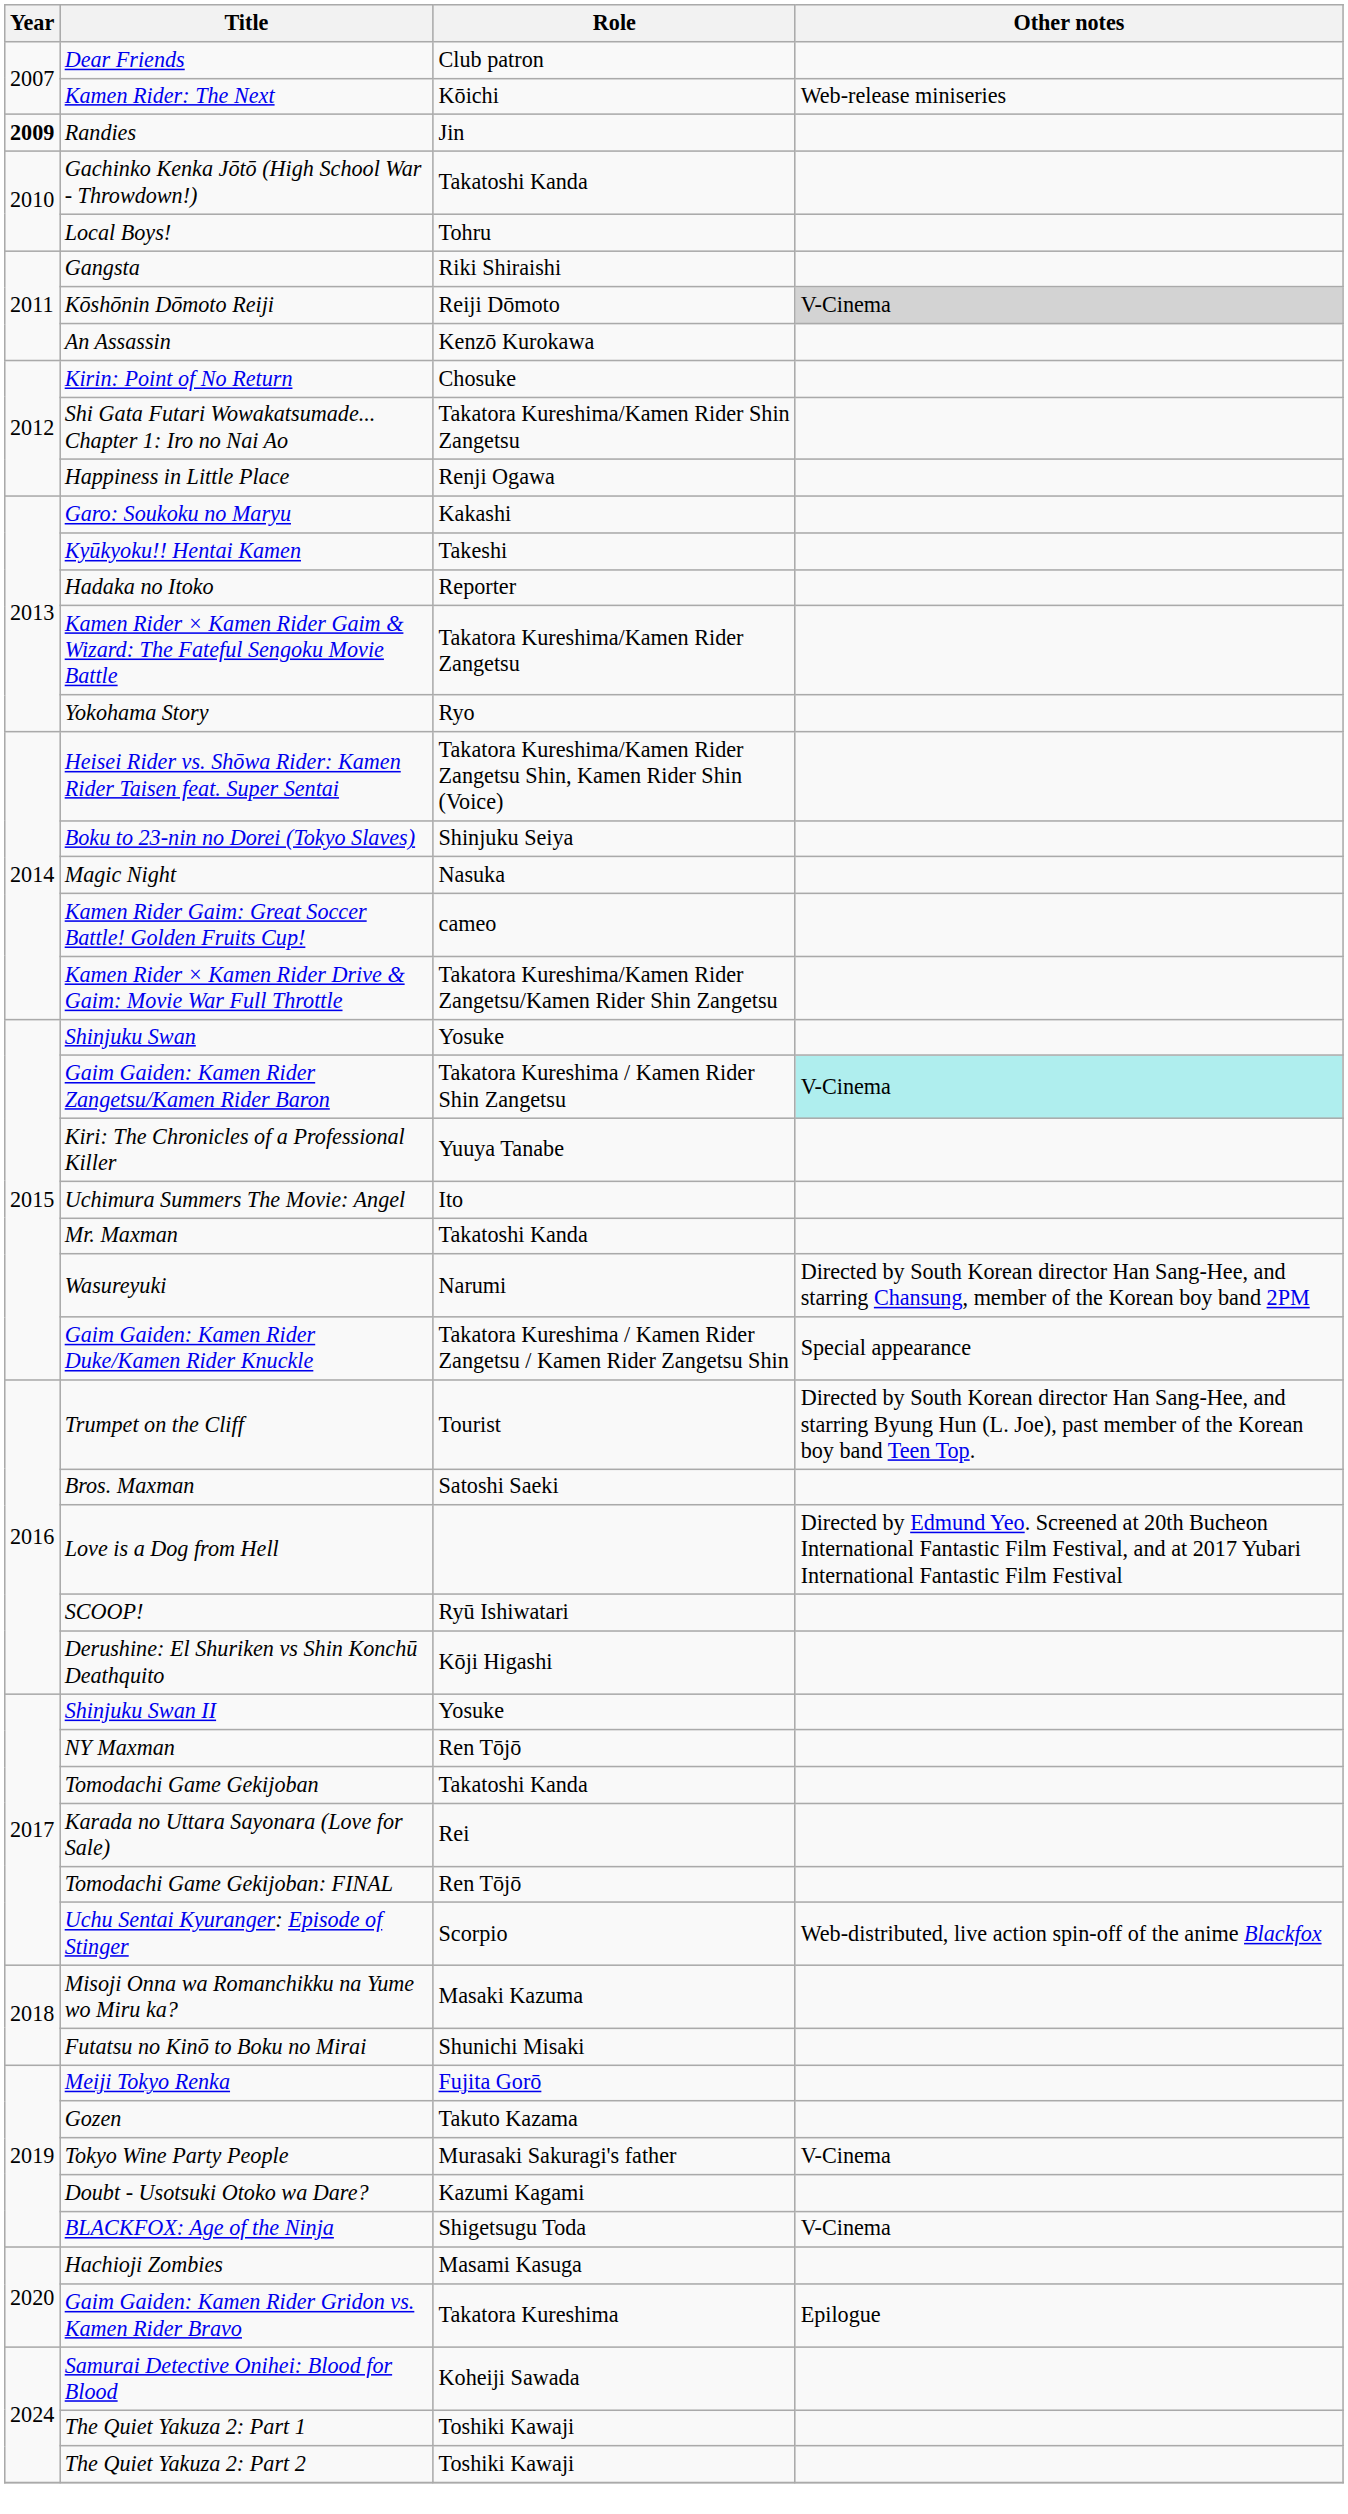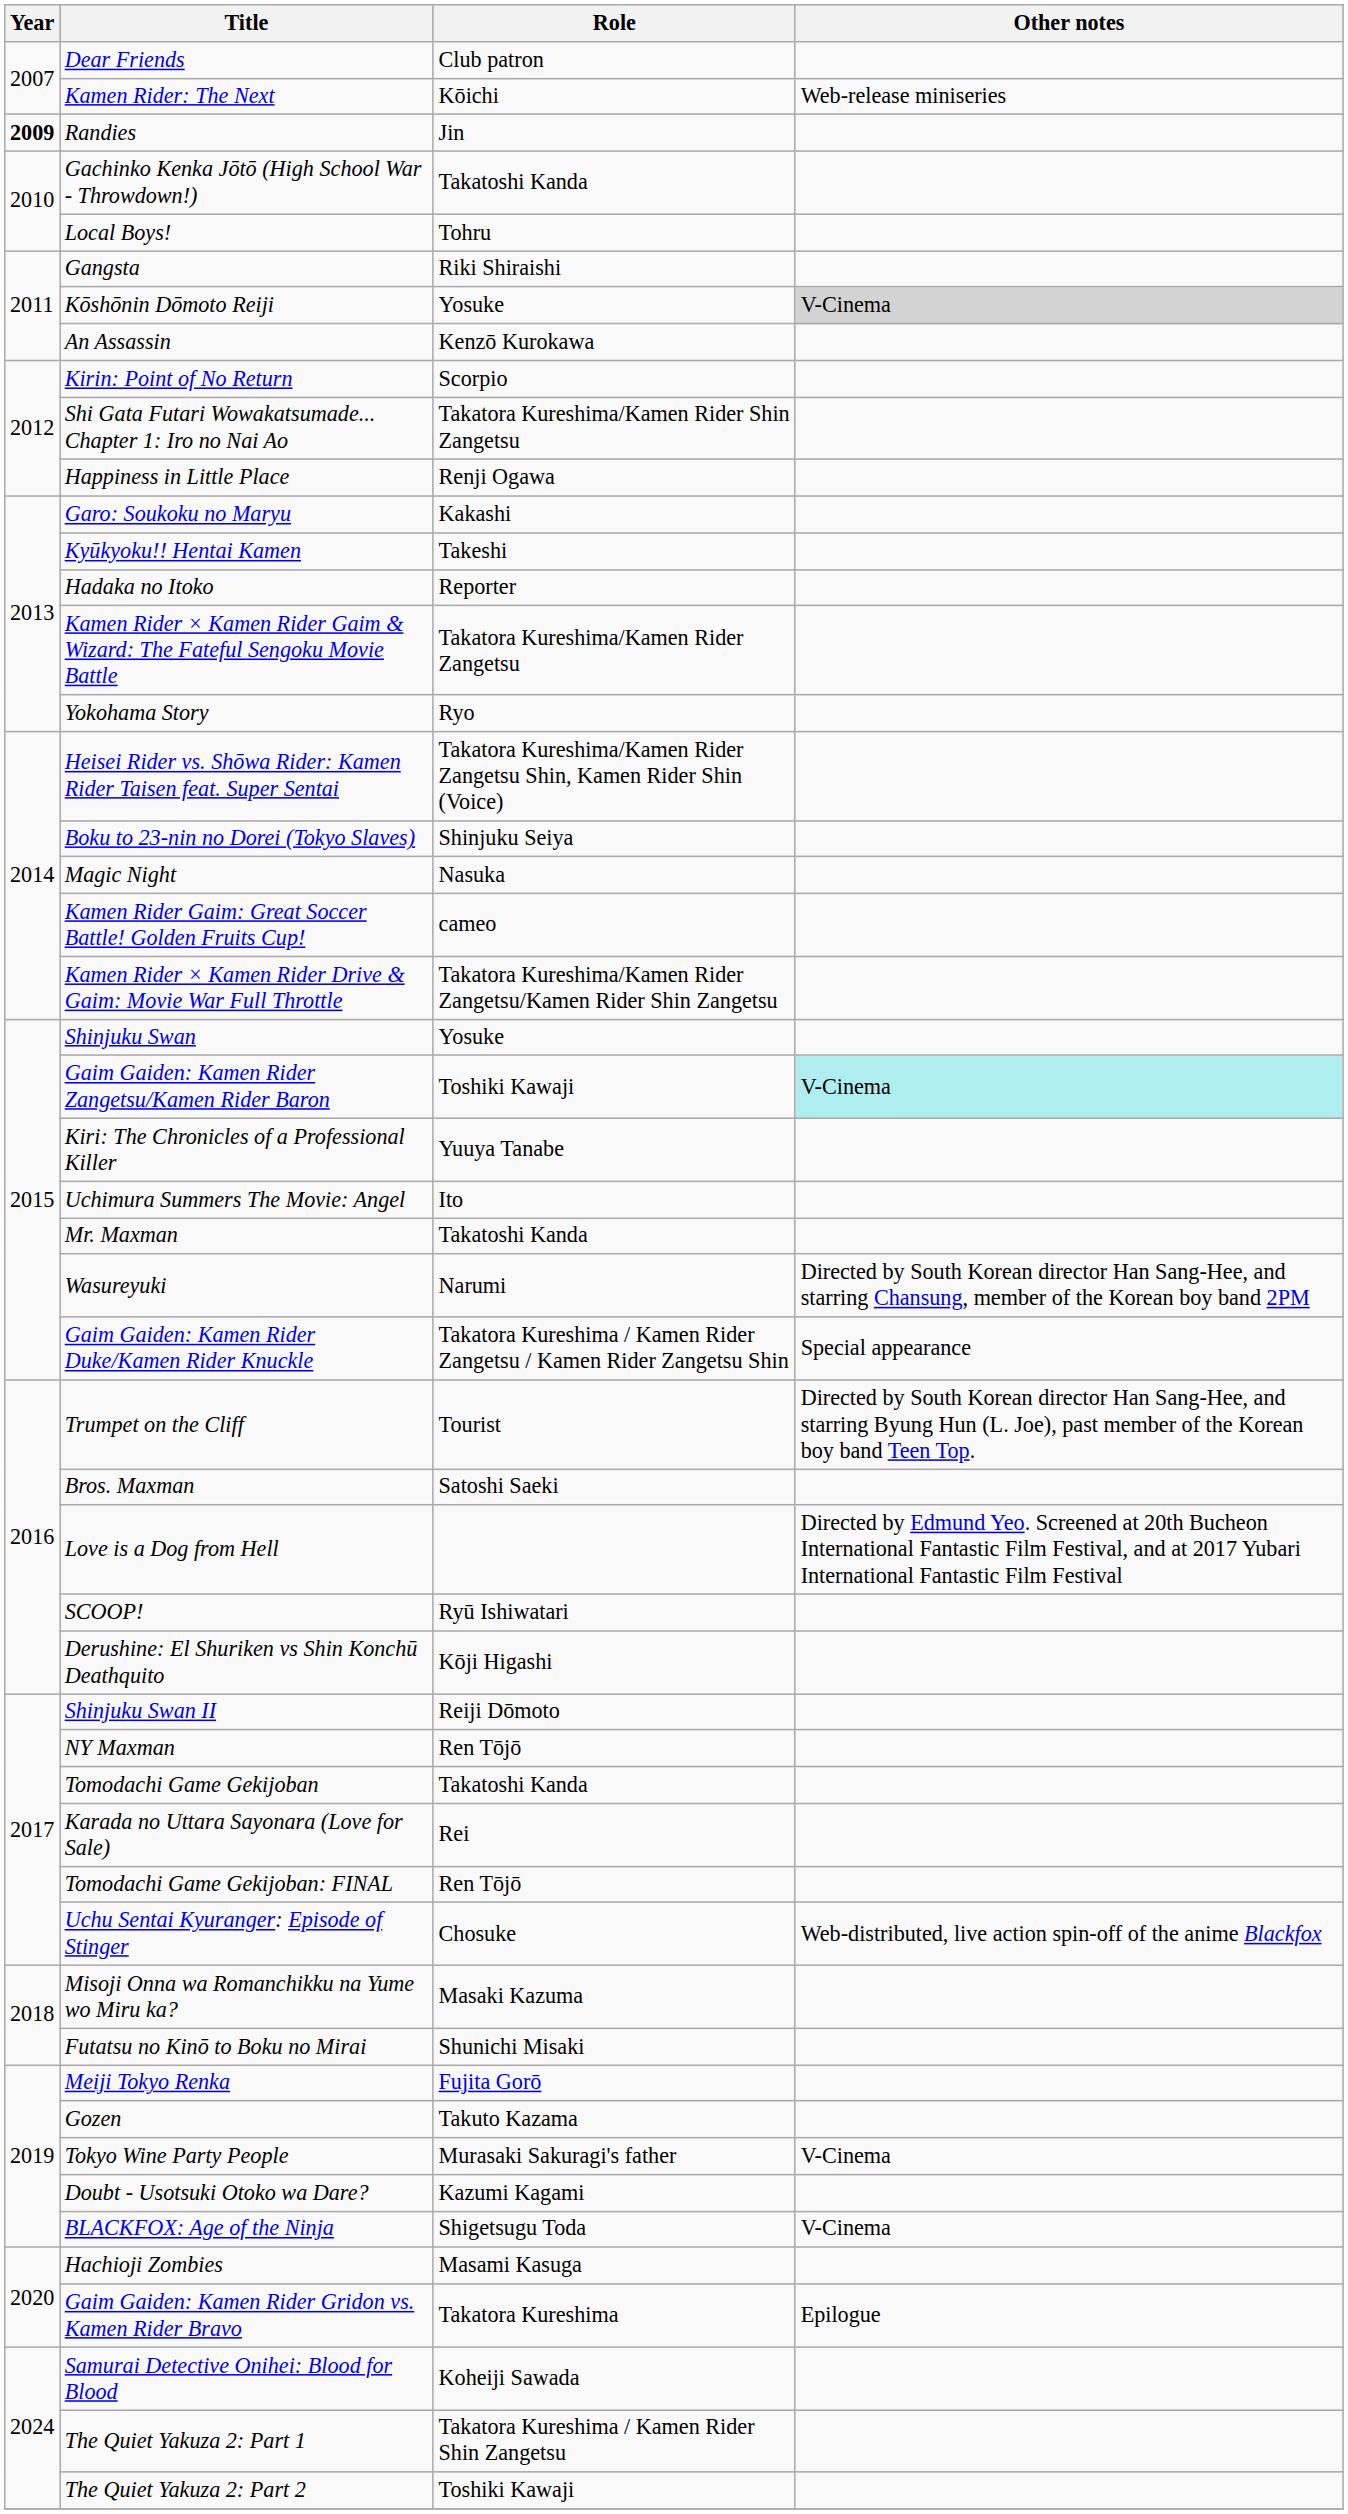(499, 305) Reiji Dōmoto -> (471, 305) Yosuke
(477, 378) Chosuke -> (473, 378) Scorpio
(597, 1086) Takatora Kureshima / Kamen Rider Shin Zangetsu -> (506, 1086) Toshiki Kawaji
(471, 1711) Yosuke -> (499, 1711) Reiji Dōmoto
(473, 1933) Scorpio -> (477, 1933) Chosuke
(506, 2427) Toshiki Kawaji -> (597, 2440) Takatora Kureshima / Kamen Rider Shin Zangetsu
